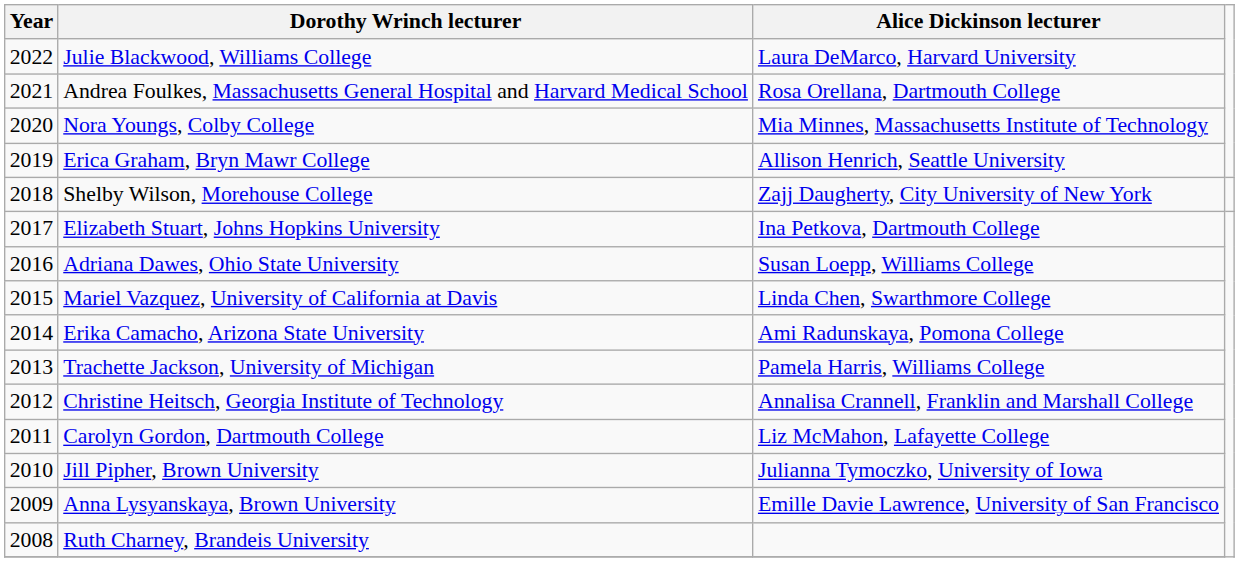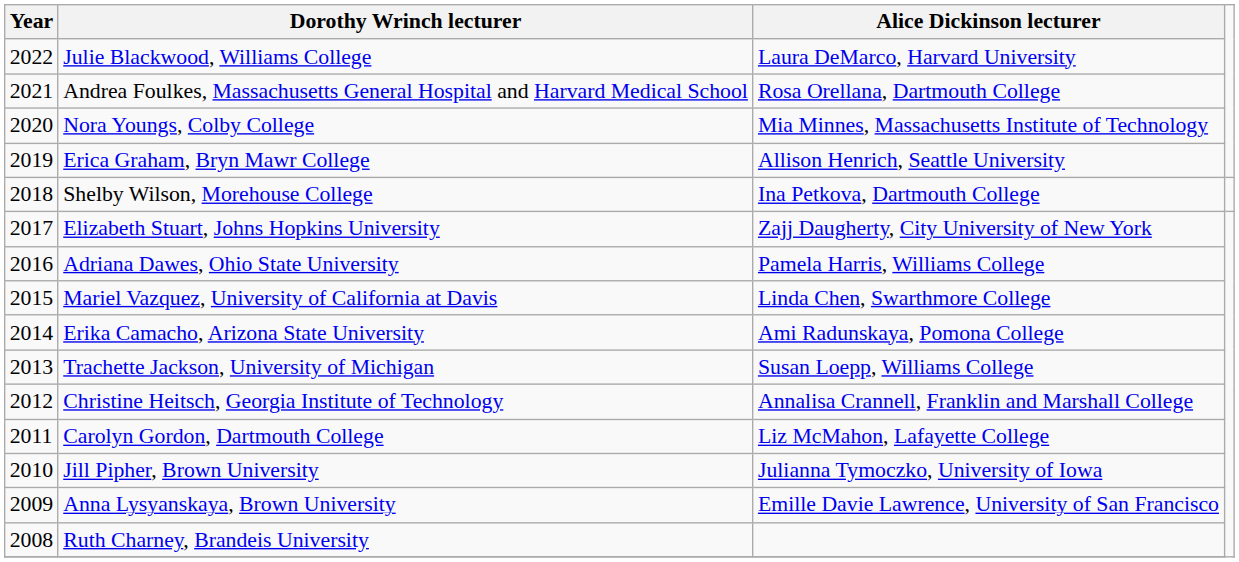(955, 194) Zajj Daugherty, City University of New York -> (899, 194) Ina Petkova, Dartmouth College
(899, 228) Ina Petkova, Dartmouth College -> (955, 228) Zajj Daugherty, City University of New York
(896, 263) Susan Loepp, Williams College -> (901, 263) Pamela Harris, Williams College
(901, 366) Pamela Harris, Williams College -> (896, 366) Susan Loepp, Williams College
